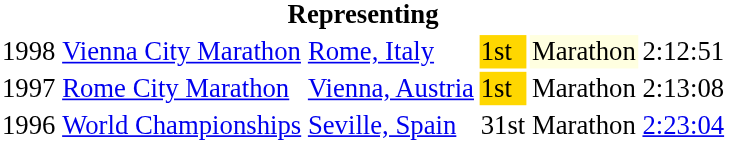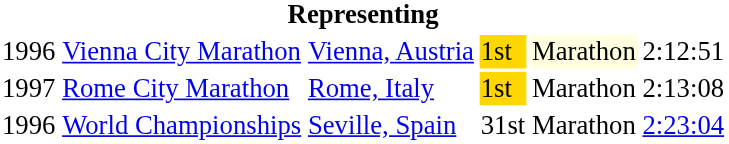(29, 51) 1998 -> (29, 51) 1996
(371, 51) Rome, Italy -> (391, 51) Vienna, Austria
(391, 88) Vienna, Austria -> (371, 88) Rome, Italy
